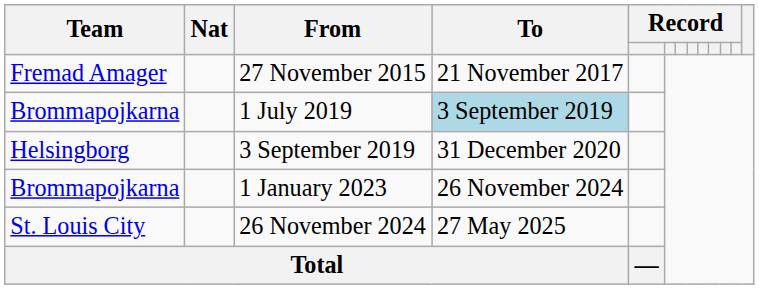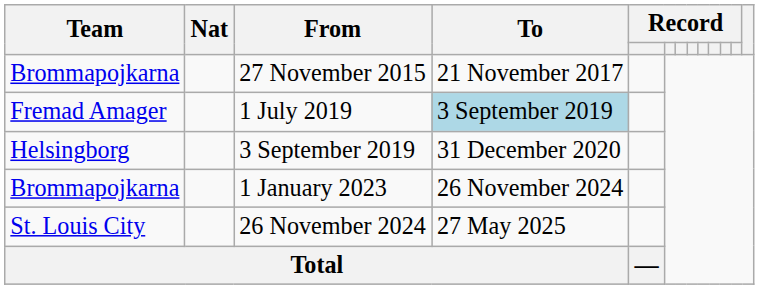(88, 73) Fremad Amager -> (95, 73) Brommapojkarna
(95, 111) Brommapojkarna -> (88, 111) Fremad Amager
